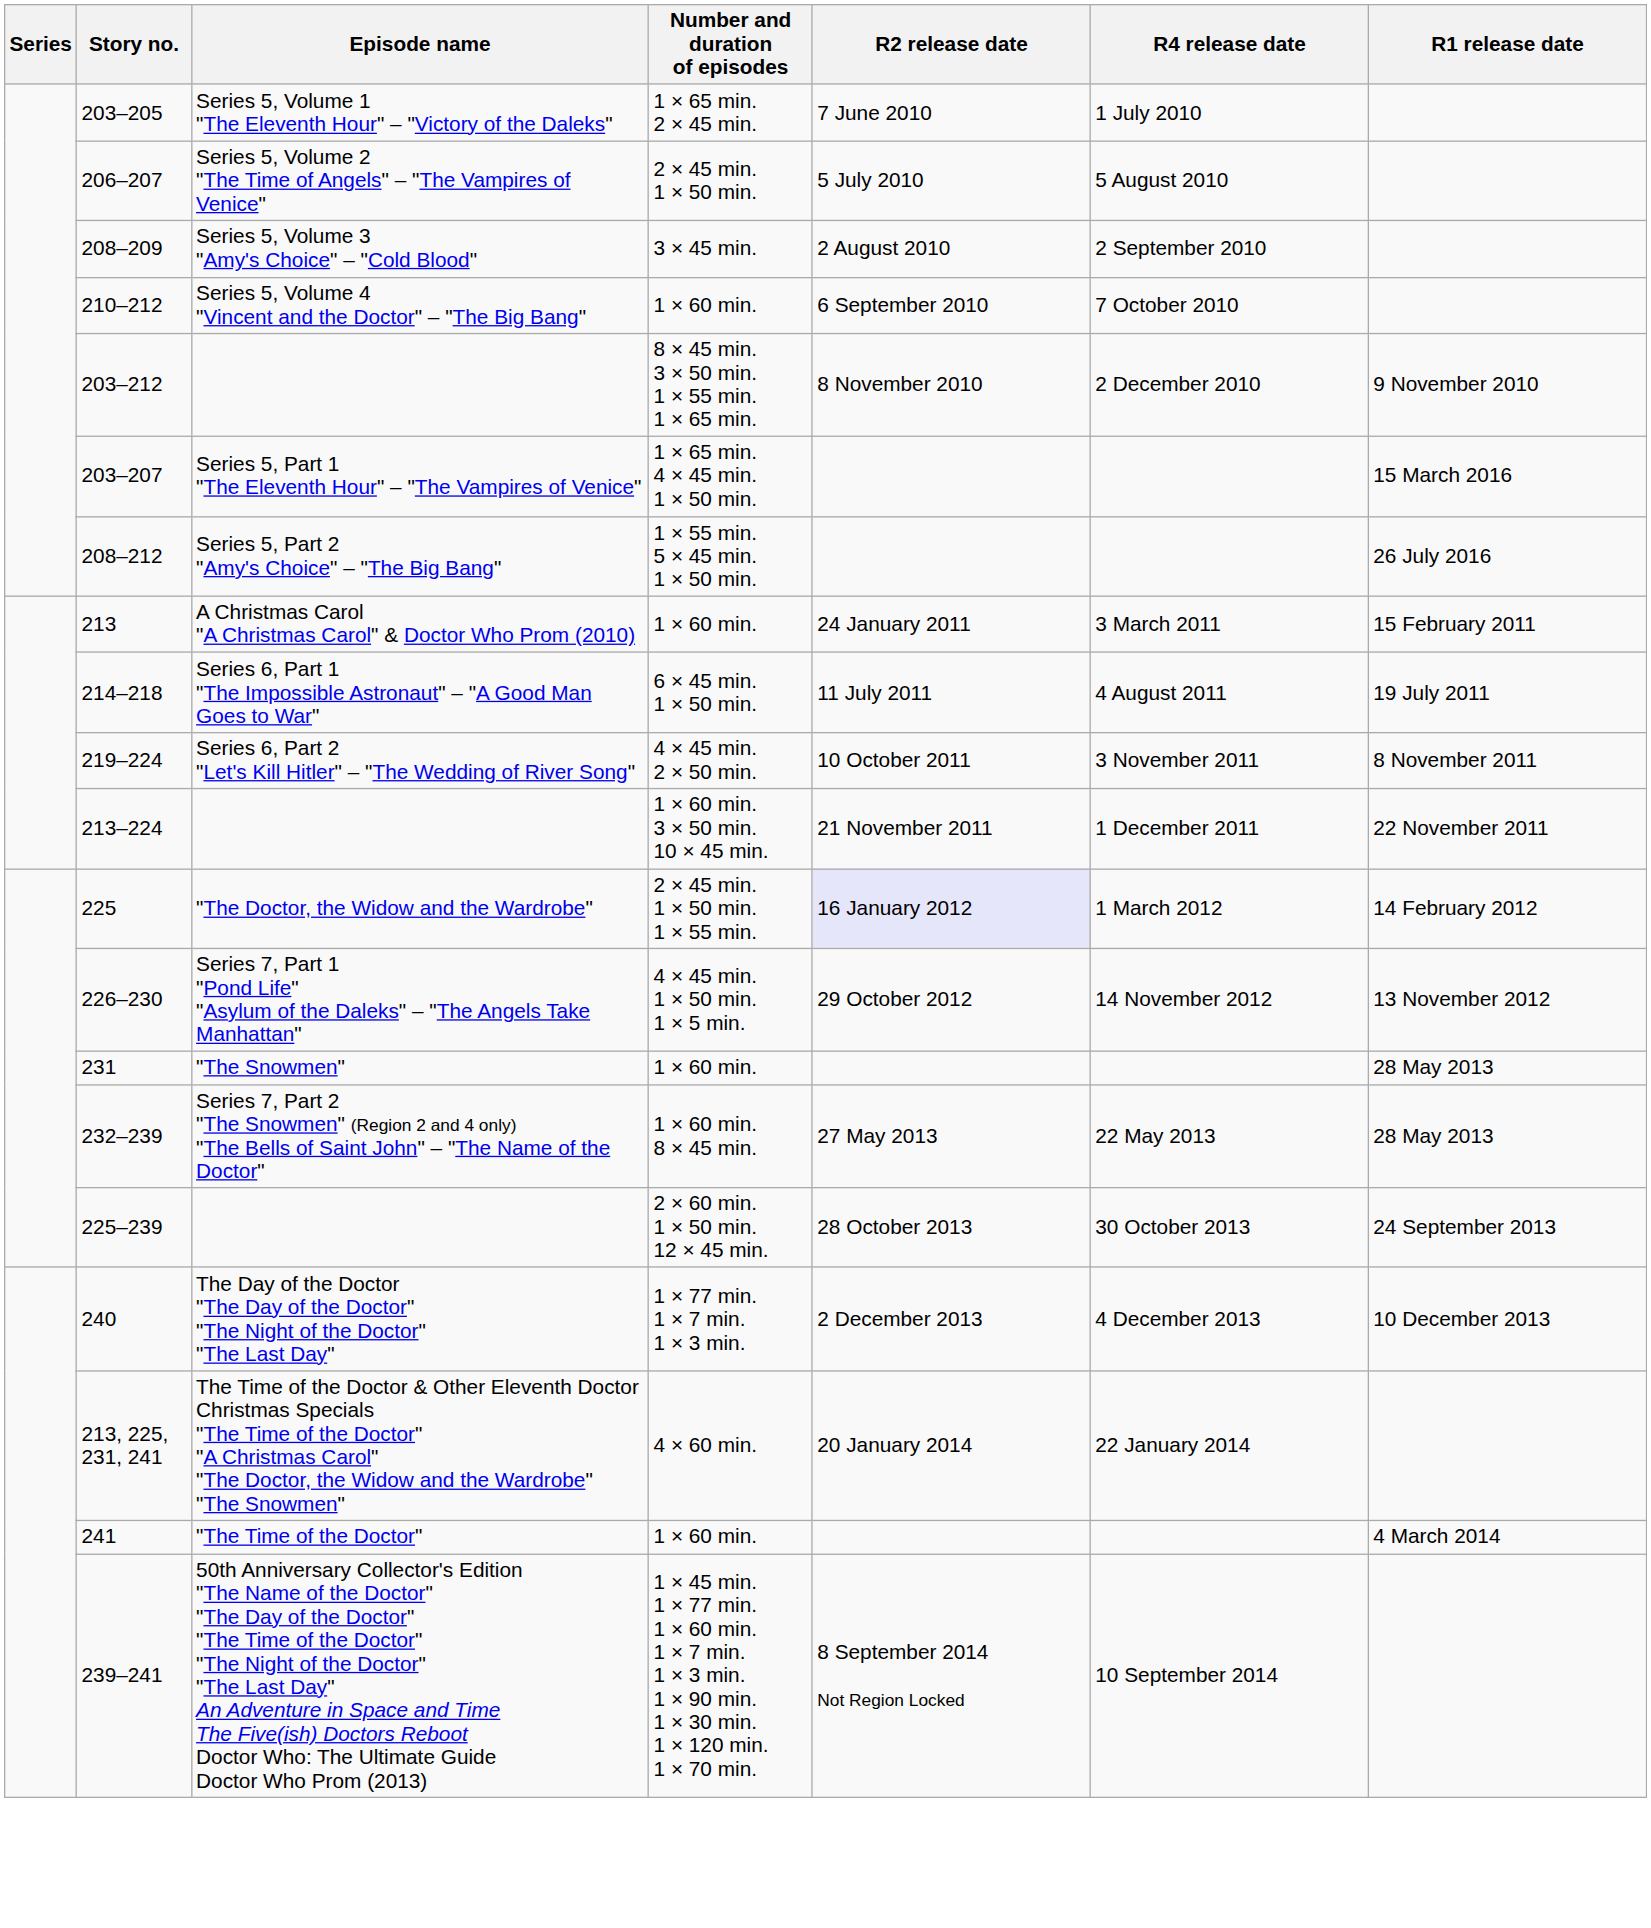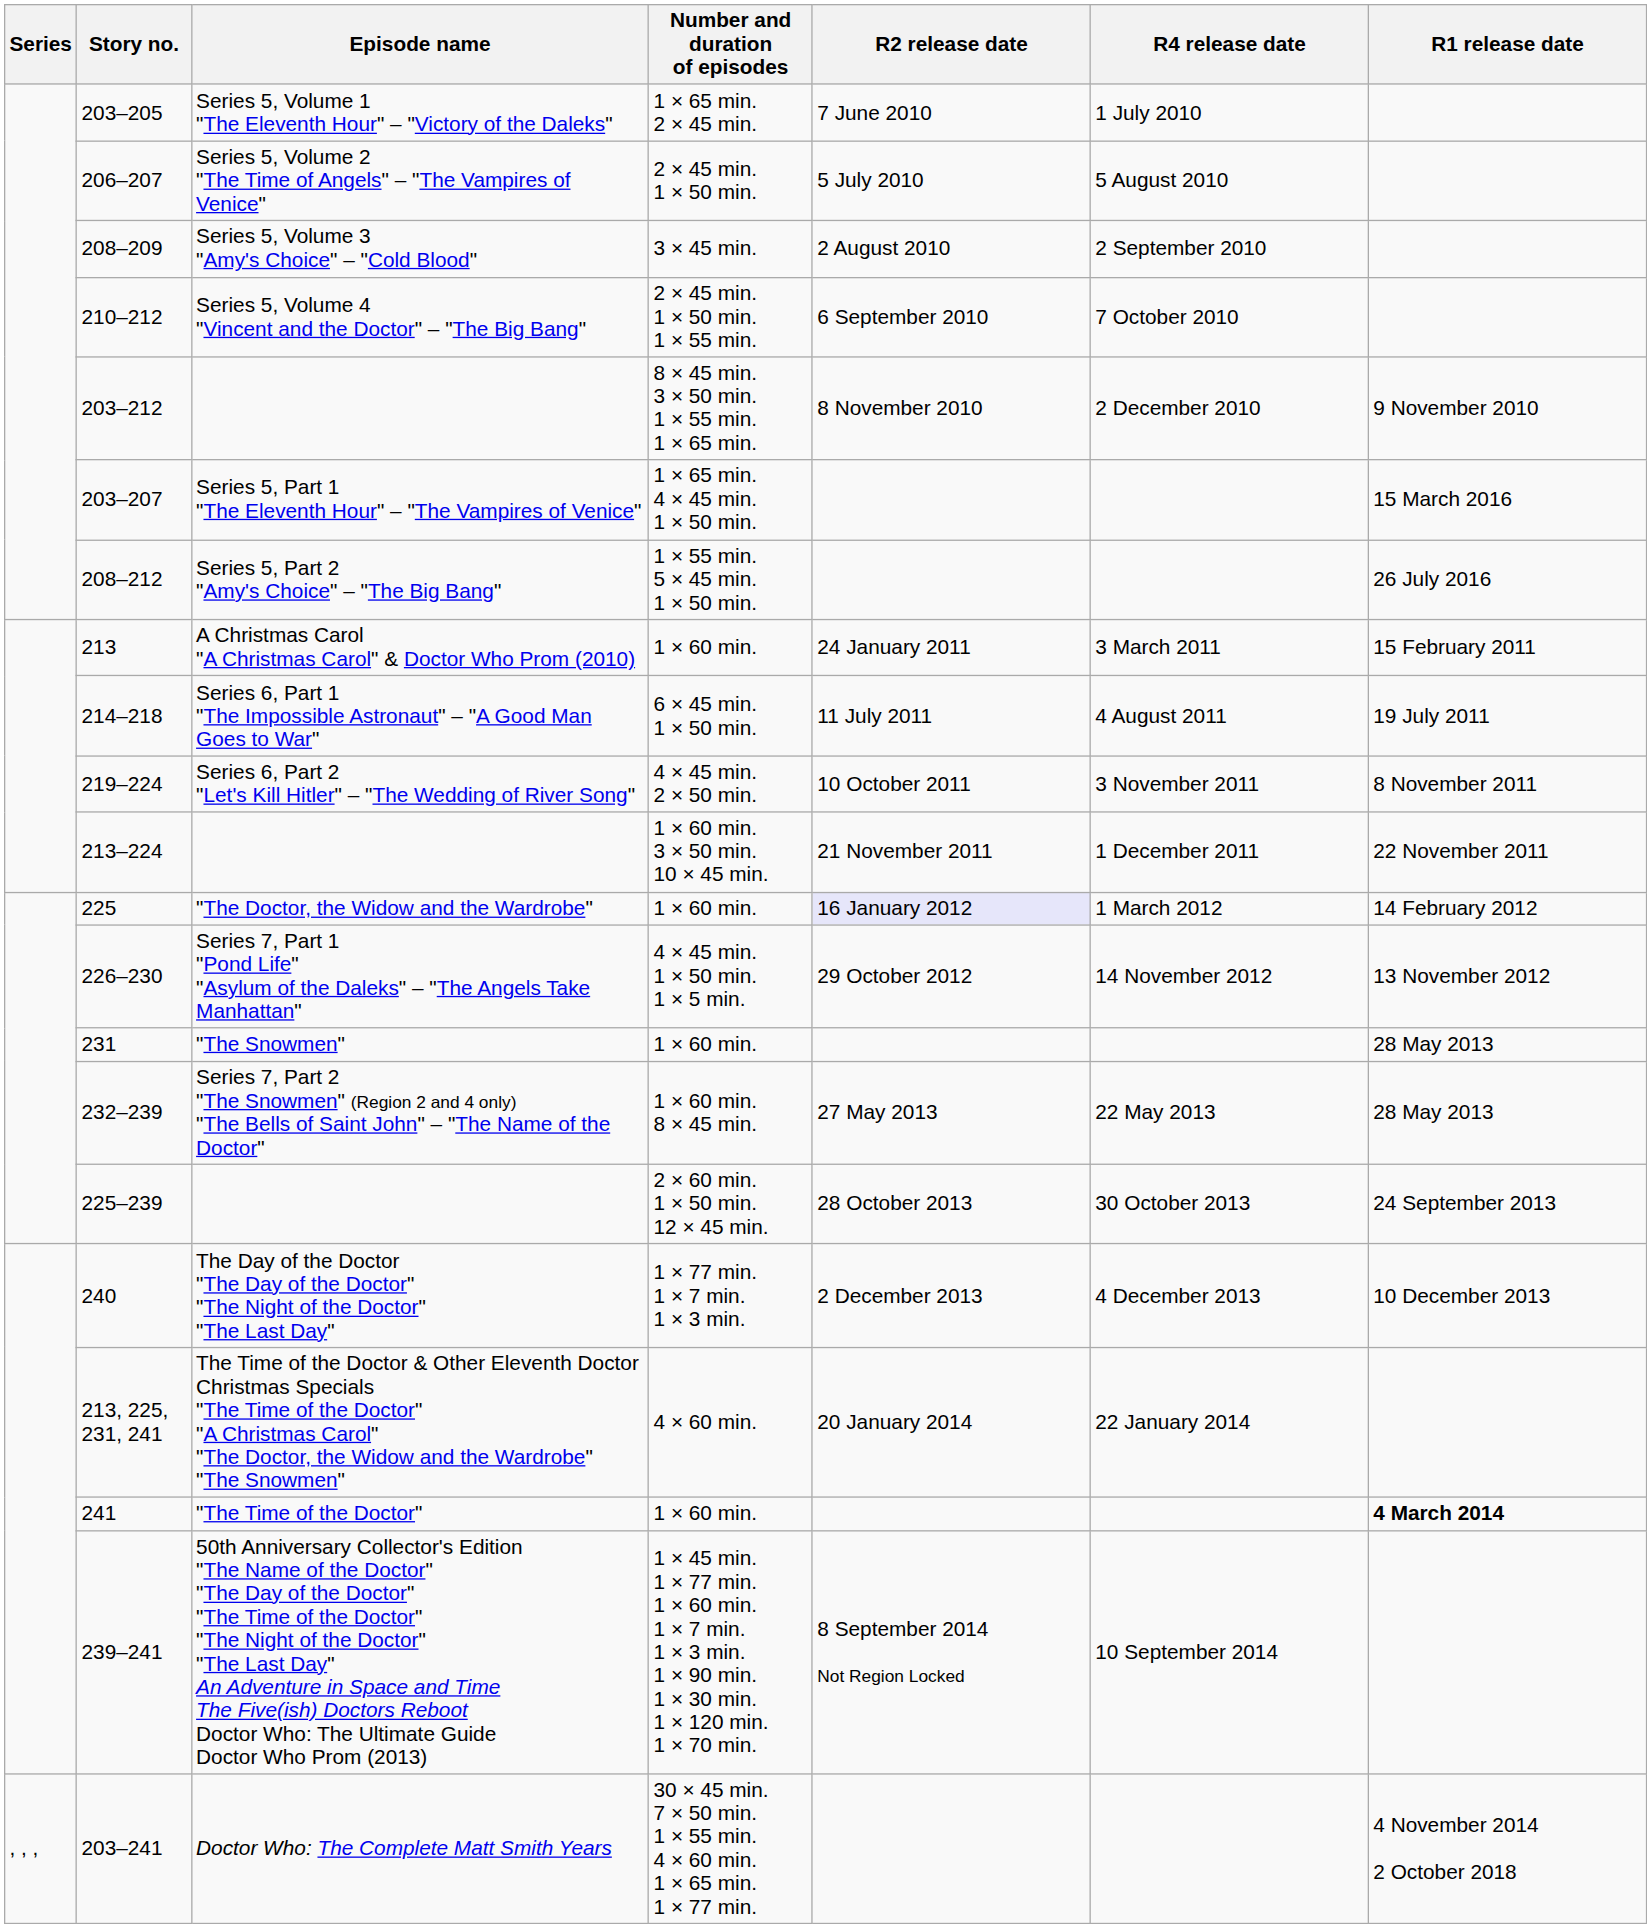(705, 305) 1 × 60 min. -> (705, 316) 2 × 45 min. 1 × 50 min. 1 × 55 min.
(705, 908) 2 × 45 min. 1 × 50 min. 1 × 55 min. -> (705, 908) 1 × 60 min.
(1437, 1536) normal -> (1439, 1513) bold
+ row: (122, 1848)
